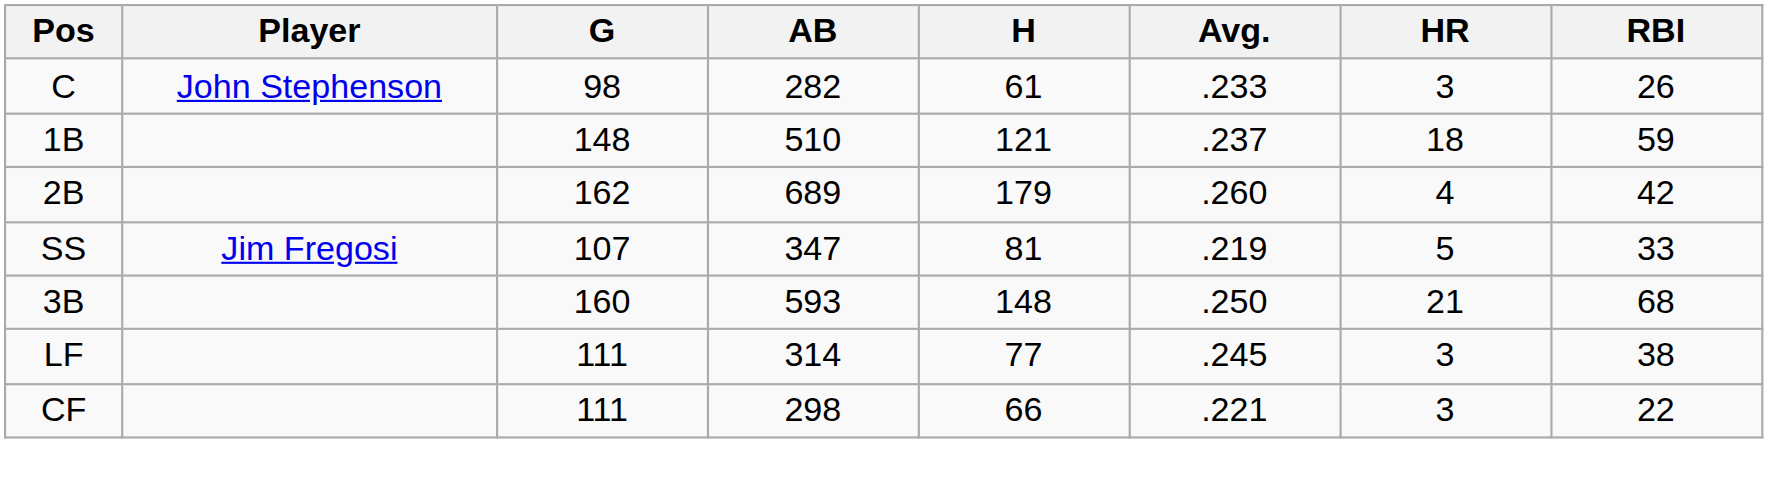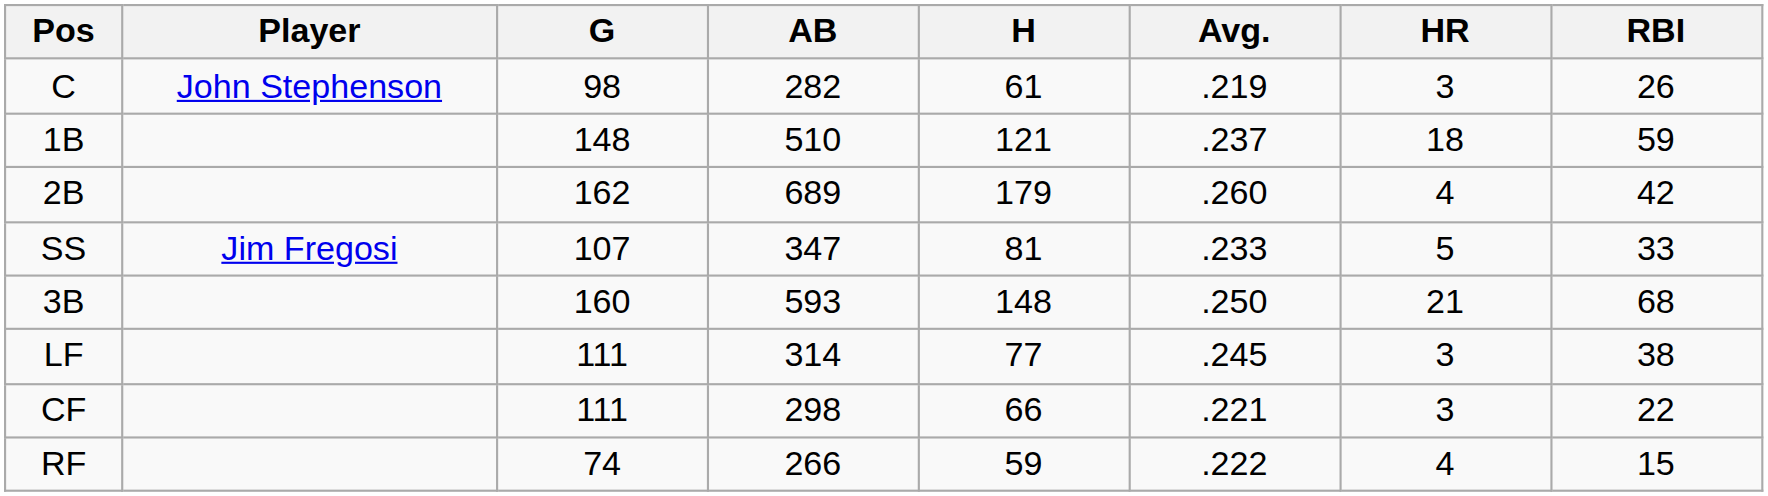(1234, 85) .233 -> (1234, 85) .219
(1234, 247) .219 -> (1234, 247) .233
+ row: (64, 463)
